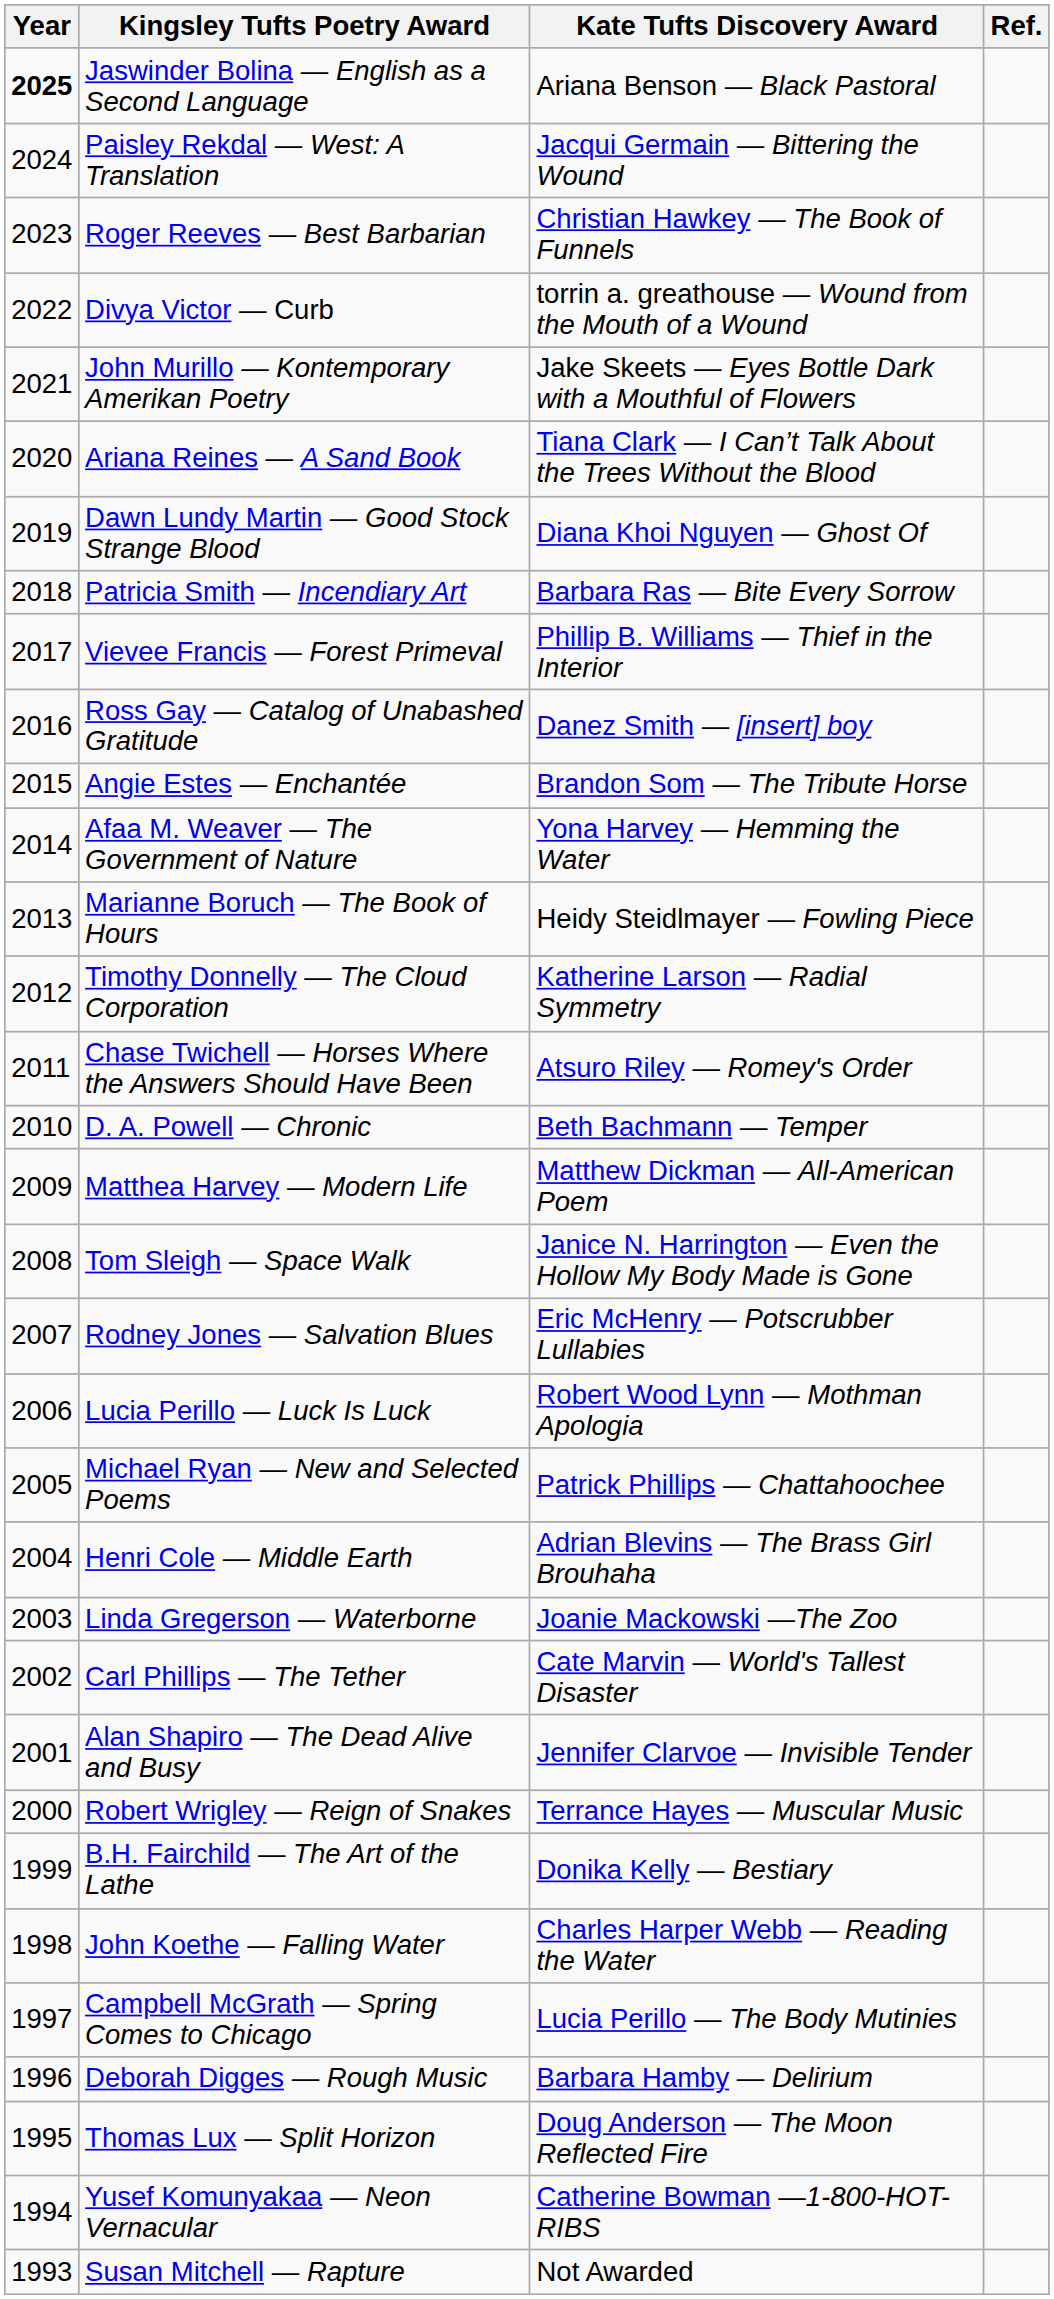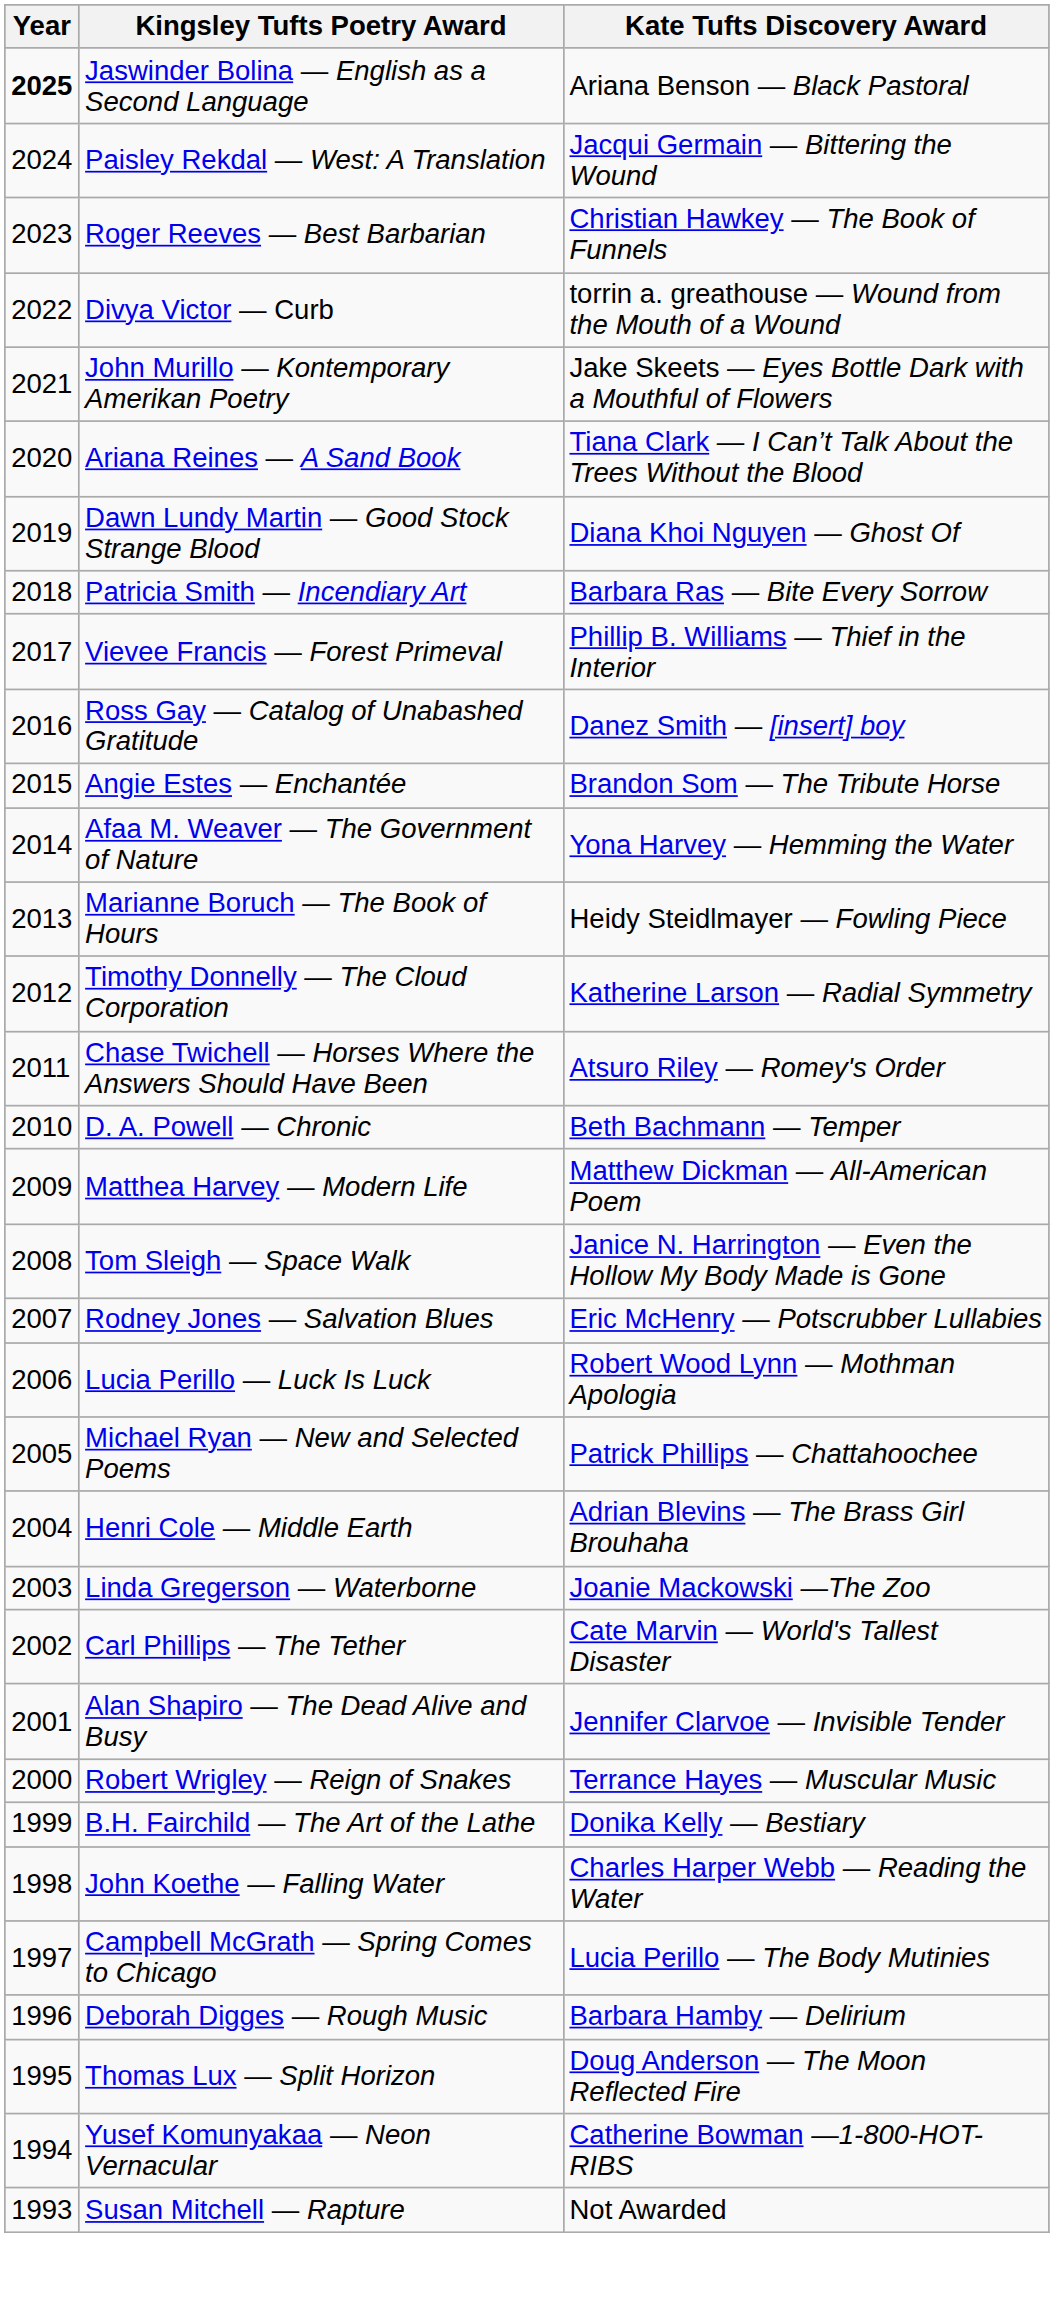- column: (1017, 26)
